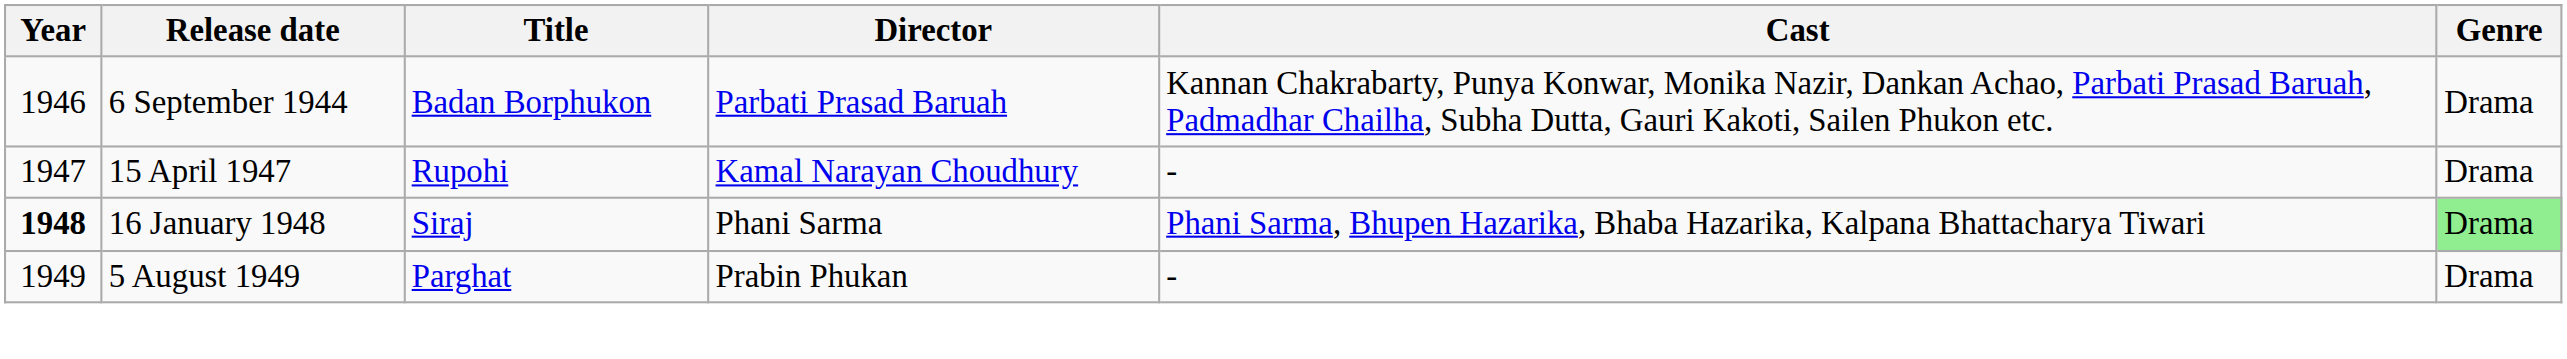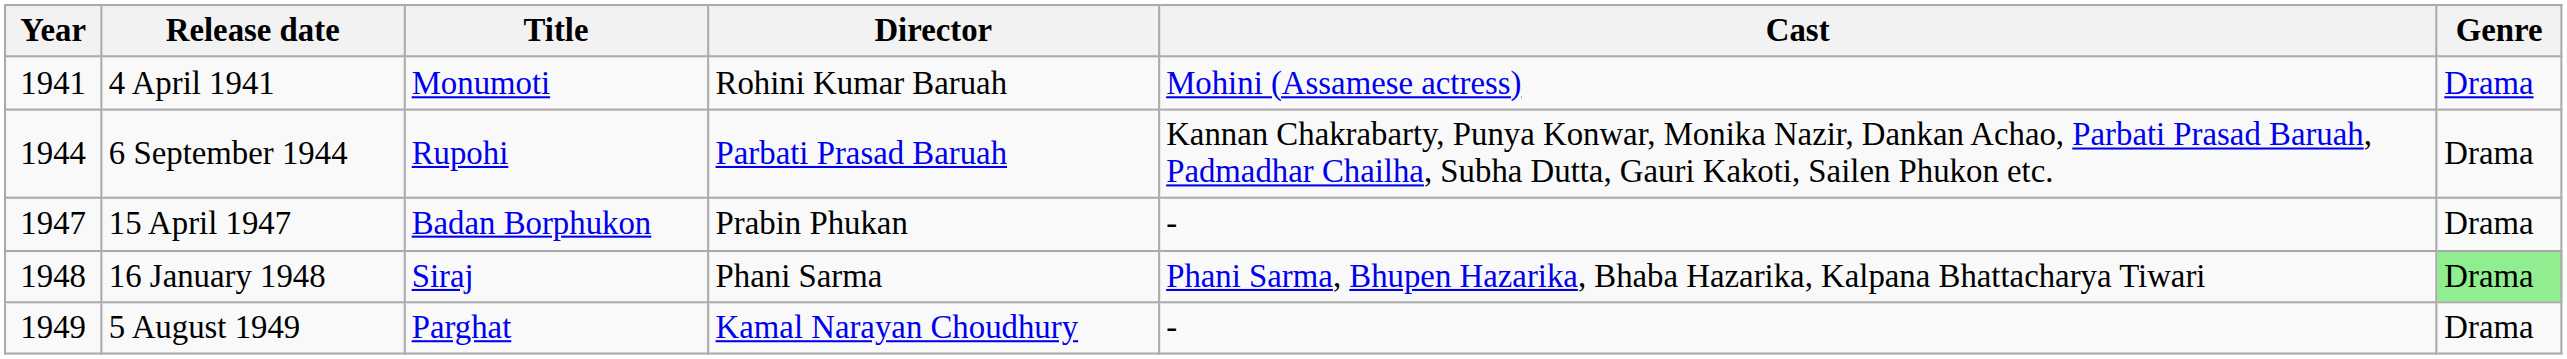+ row: (192, 82)
(53, 100) 1946 -> (53, 152) 1944
(531, 100) Badan Borphukon -> (460, 152) Rupohi
(460, 171) Rupohi -> (531, 223) Badan Borphukon
(897, 171) Kamal Narayan Choudhury -> (812, 223) Prabin Phukan
(53, 223) bold -> (53, 275) normal
(812, 275) Prabin Phukan -> (897, 327) Kamal Narayan Choudhury
